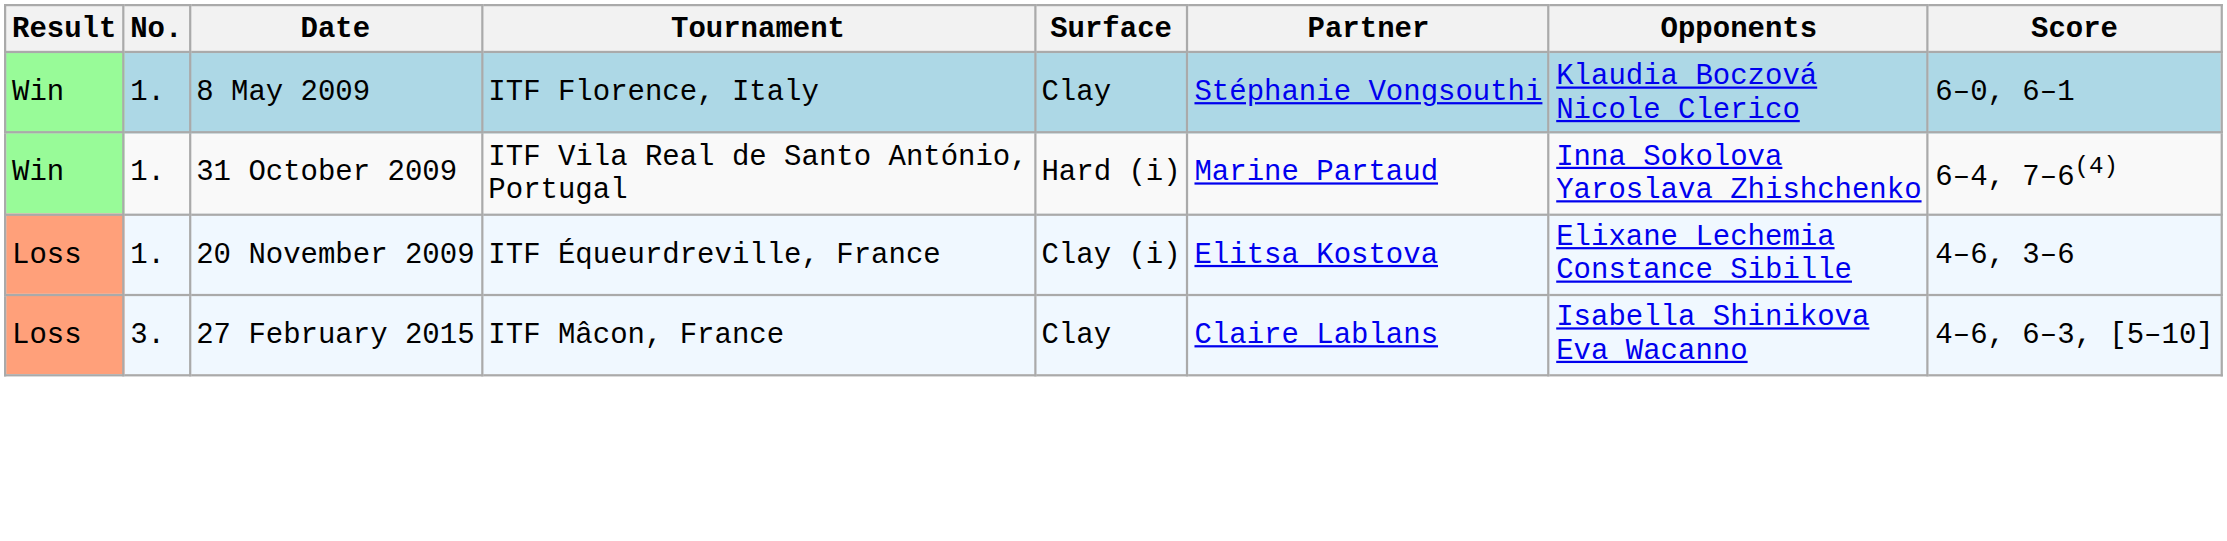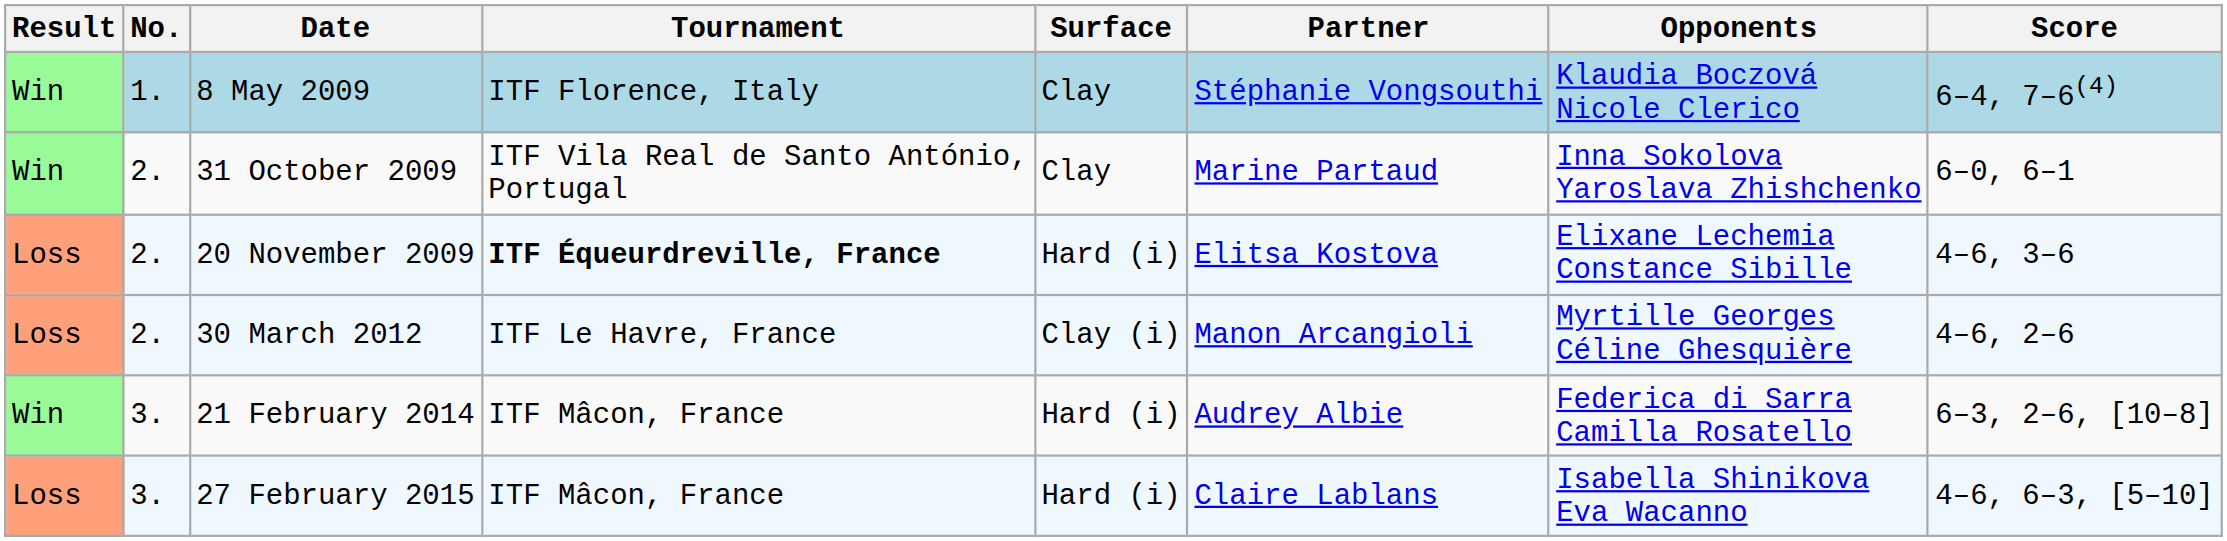(2005, 93) 6–0, 6–1 -> (2027, 93) 6–4, 7–6(4)
(148, 173) 1. -> (148, 173) 2.
(1111, 173) Hard (i) -> (1076, 173) Clay
(2027, 173) 6–4, 7–6(4) -> (2005, 173) 6–0, 6–1
(148, 254) 1. -> (148, 254) 2.
(715, 254) normal -> (715, 254) bold
(1111, 254) Clay (i) -> (1111, 254) Hard (i)
+ row: (309, 335)
+ row: (335, 416)
(1076, 335) Clay -> (1111, 496) Hard (i)
